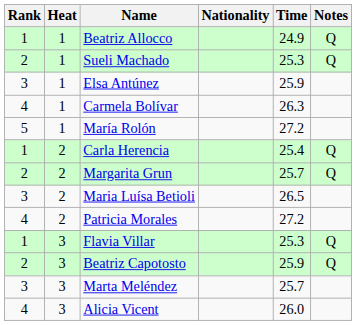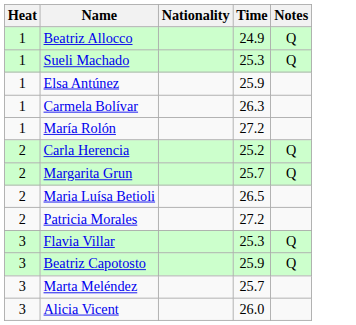- column: (24, 15)
(292, 151) 25.4 -> (252, 151) 25.2
